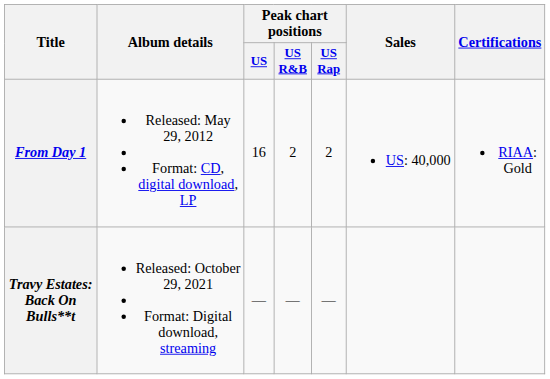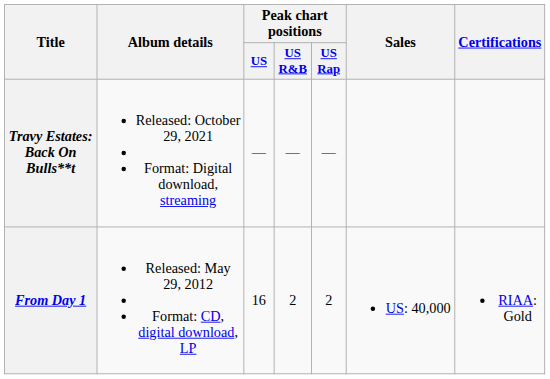rows swapped: (51, 152) <-> (51, 300)
